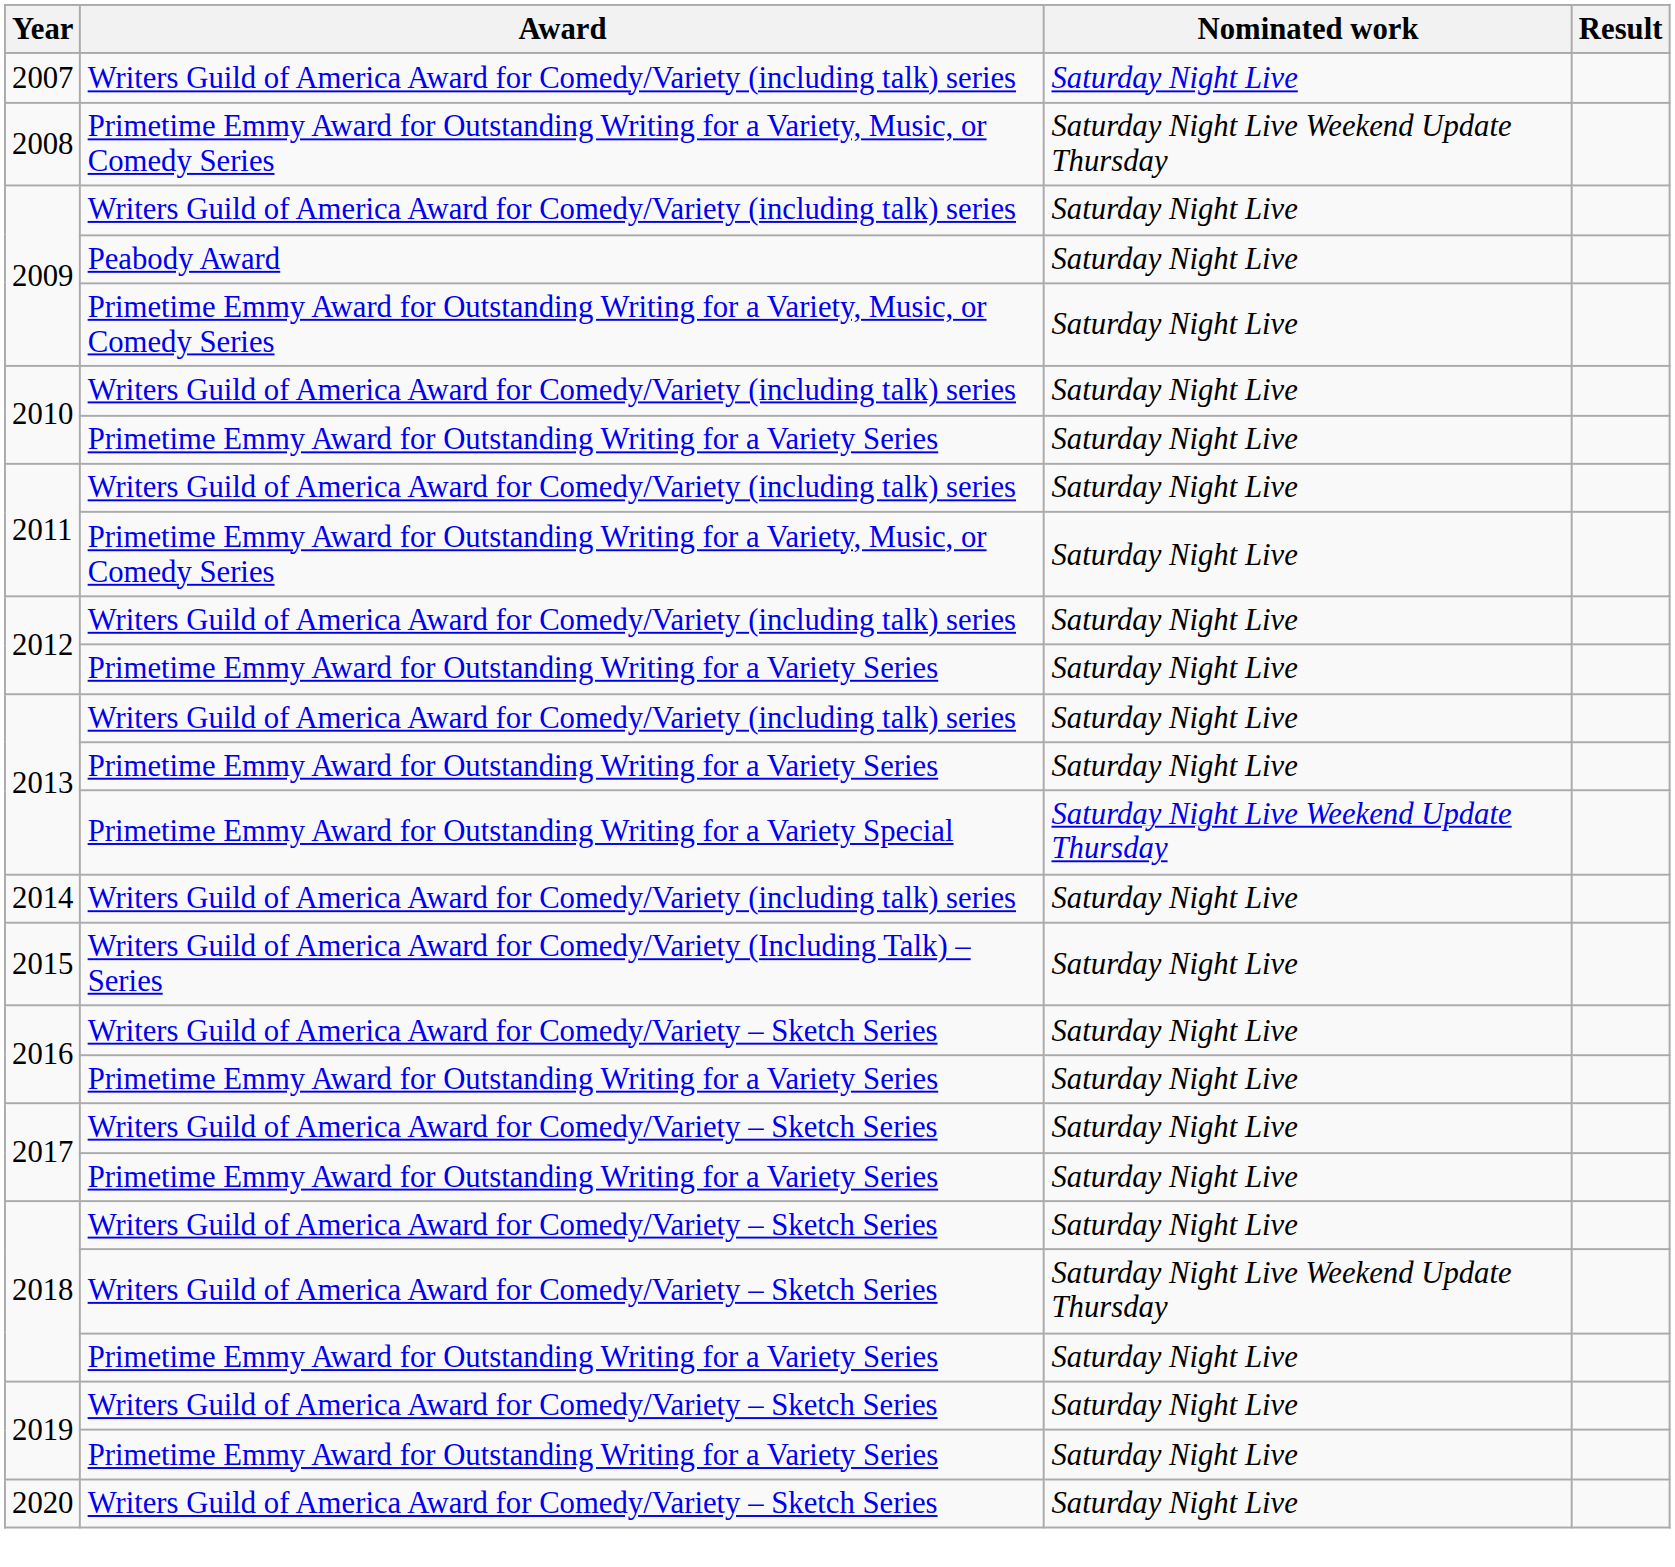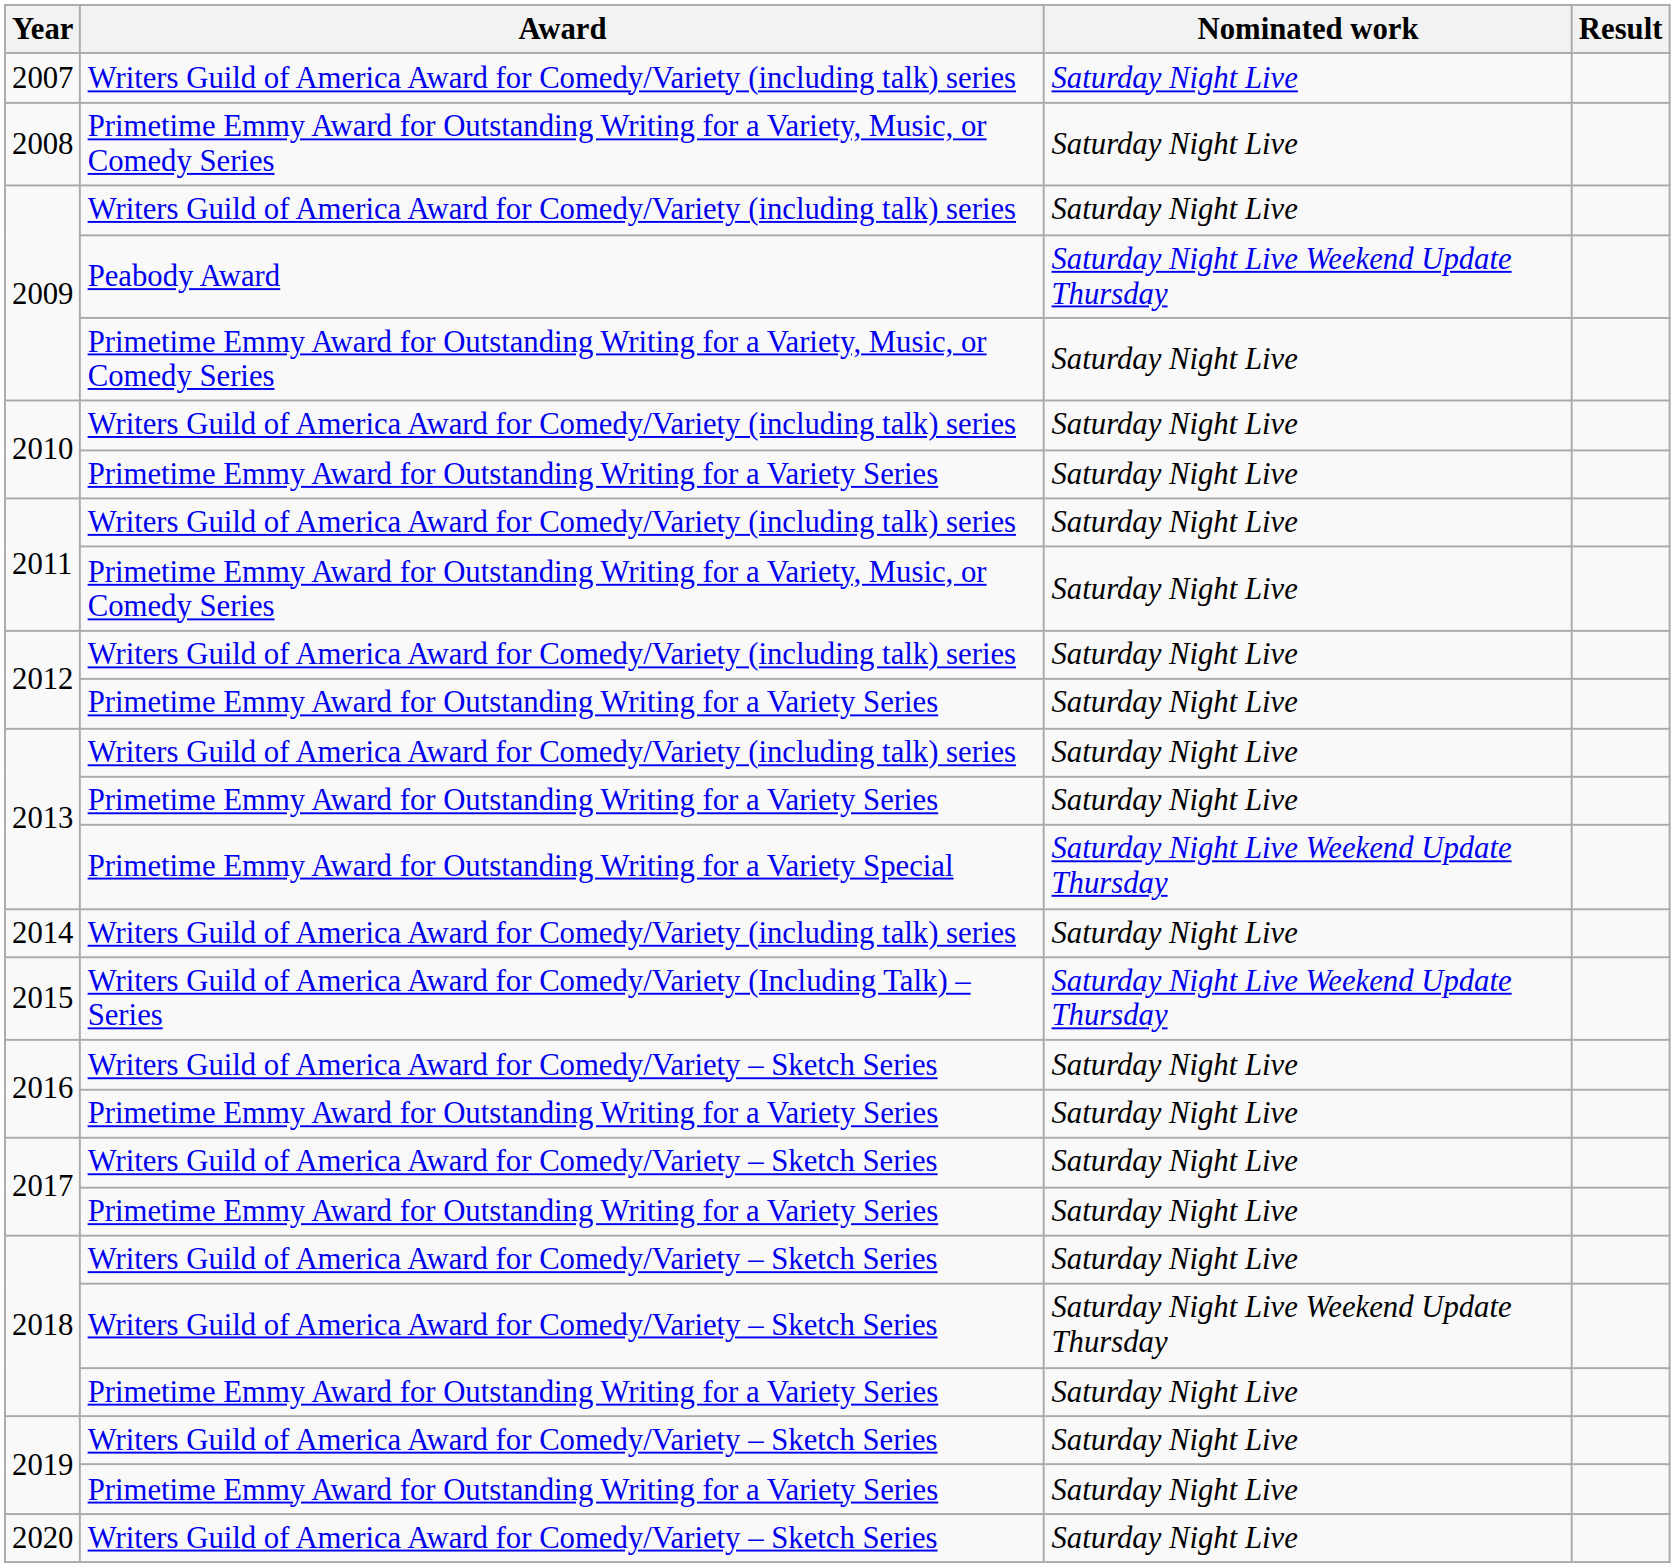(1282, 143) Saturday Night Live Weekend Update Thursday -> (1175, 143) Saturday Night Live
(1175, 258) Saturday Night Live -> (1282, 275) Saturday Night Live Weekend Update Thursday
(1175, 963) Saturday Night Live -> (1282, 998) Saturday Night Live Weekend Update Thursday
